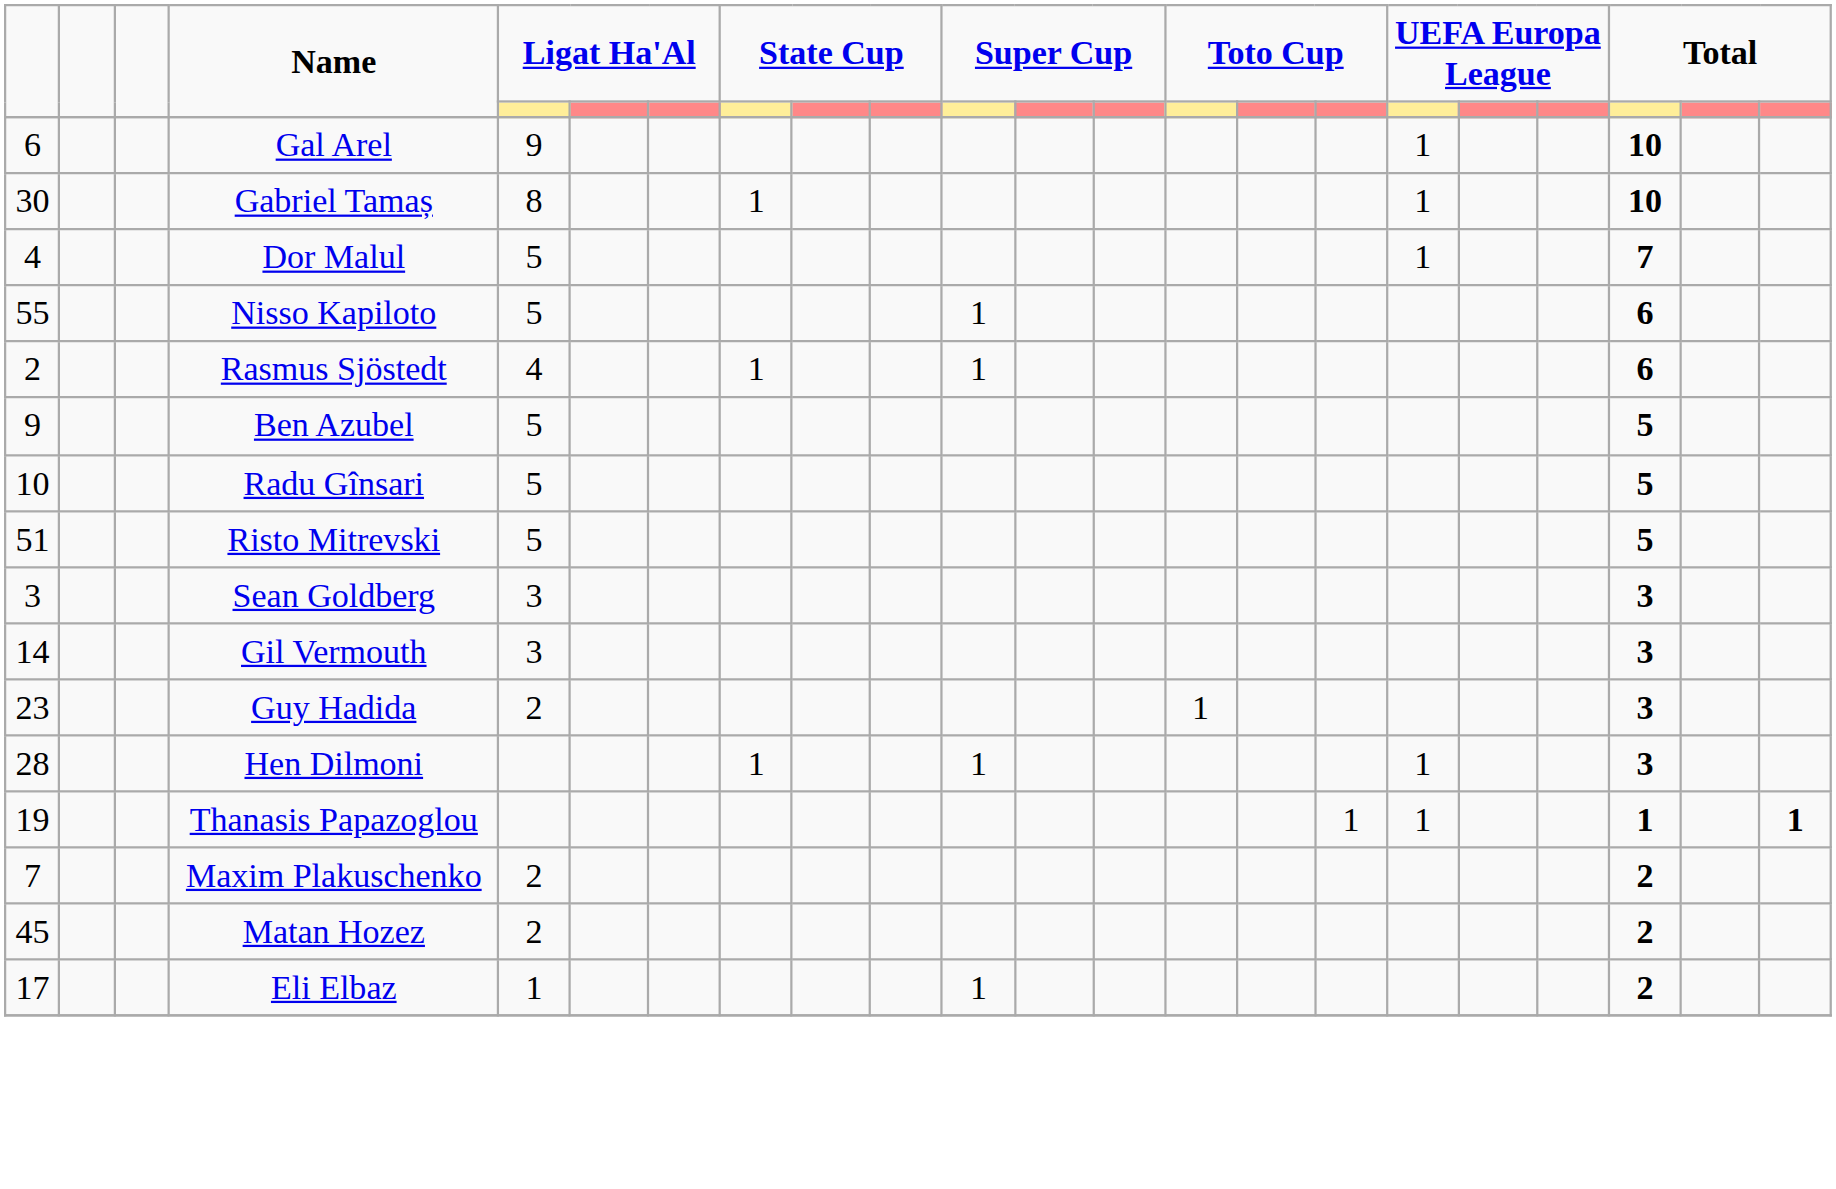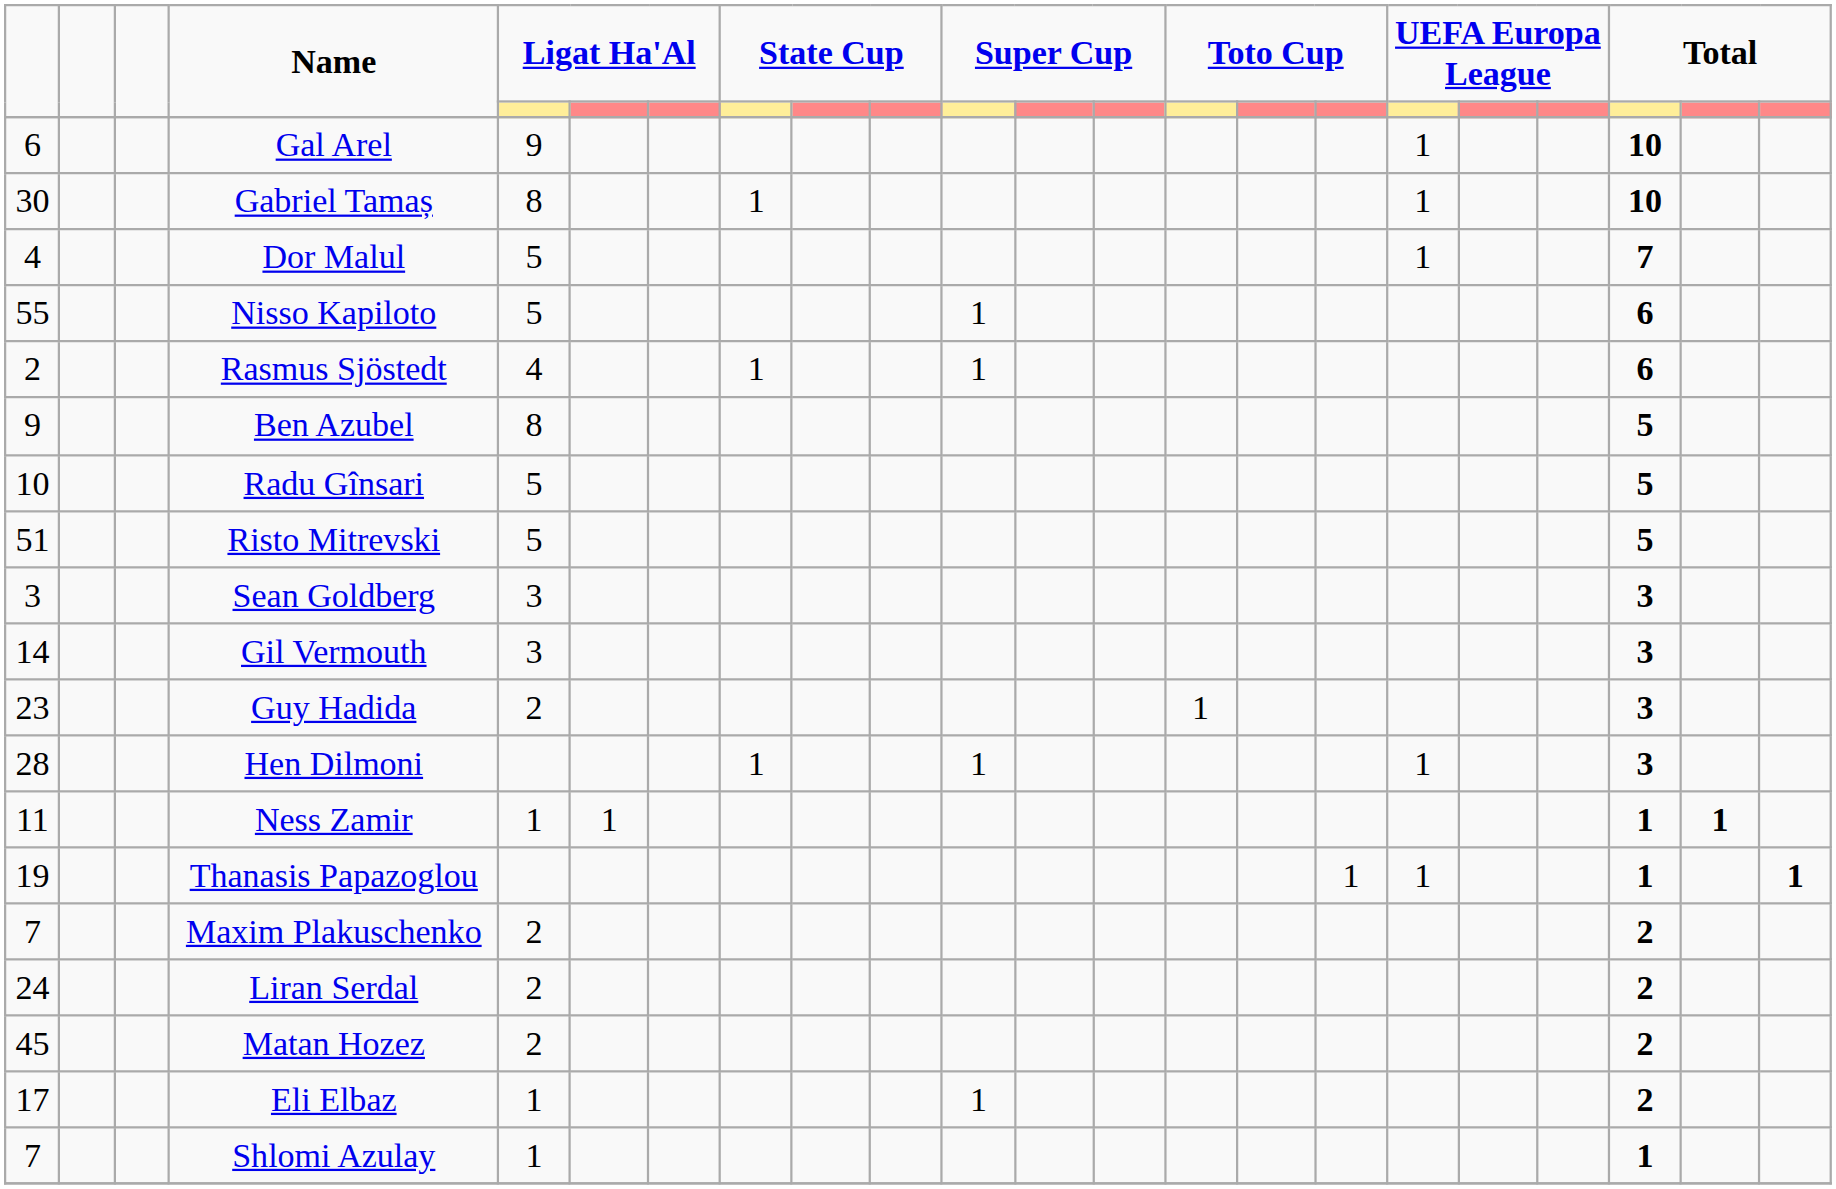(534, 425) 5 -> (534, 425) 8
+ row: (334, 818)
+ row: (334, 987)
+ row: (334, 1155)
